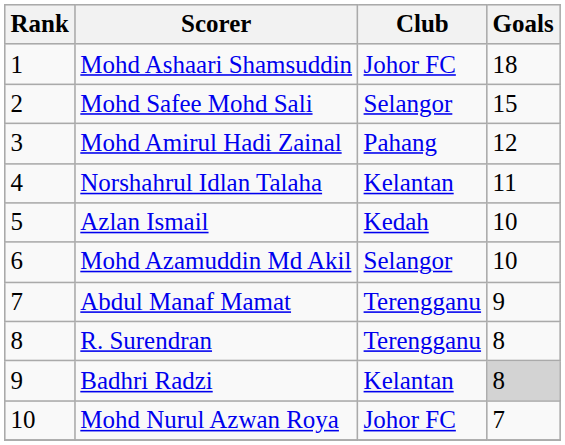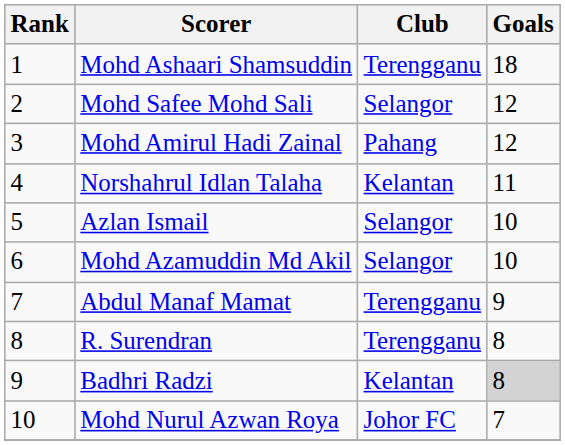(410, 63) Johor FC -> (422, 63) Terengganu
(505, 103) 15 -> (505, 103) 12
(396, 222) Kedah -> (408, 222) Selangor
